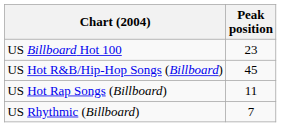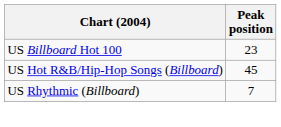- row: (87, 91)
